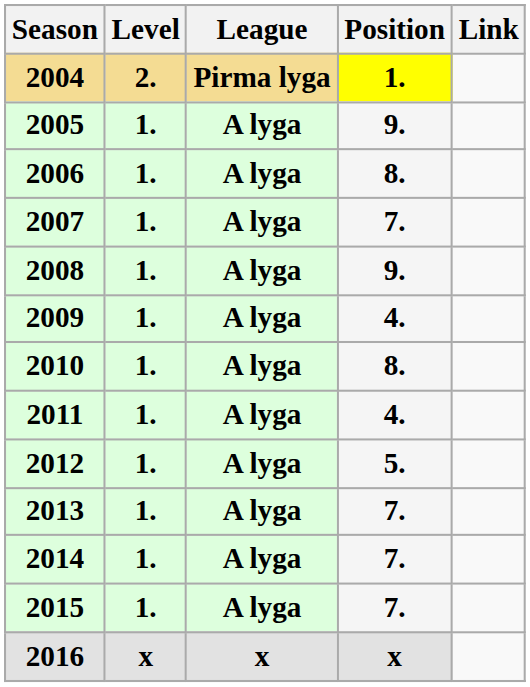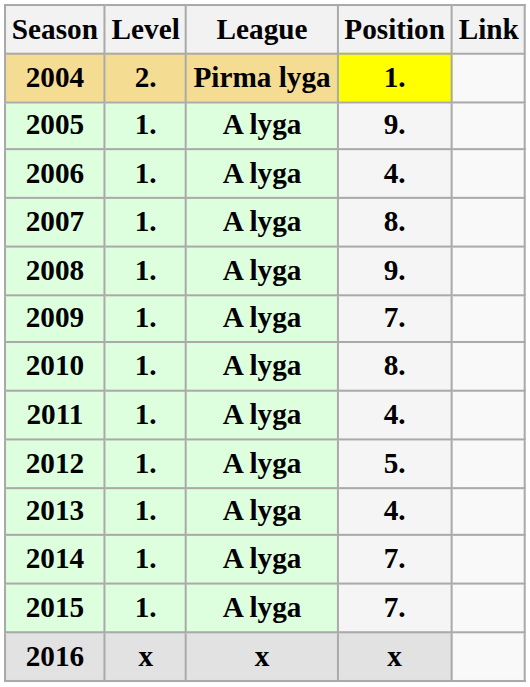(395, 173) 8. -> (395, 173) 4.
(395, 221) 7. -> (395, 221) 8.
(395, 318) 4. -> (395, 318) 7.
(395, 511) 7. -> (395, 511) 4.
